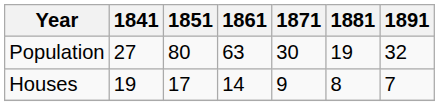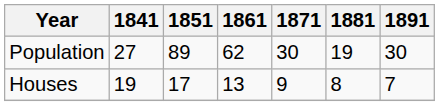(179, 52) 80 -> (179, 52) 89
(233, 52) 63 -> (233, 52) 62
(396, 52) 32 -> (396, 52) 30
(233, 84) 14 -> (233, 84) 13
